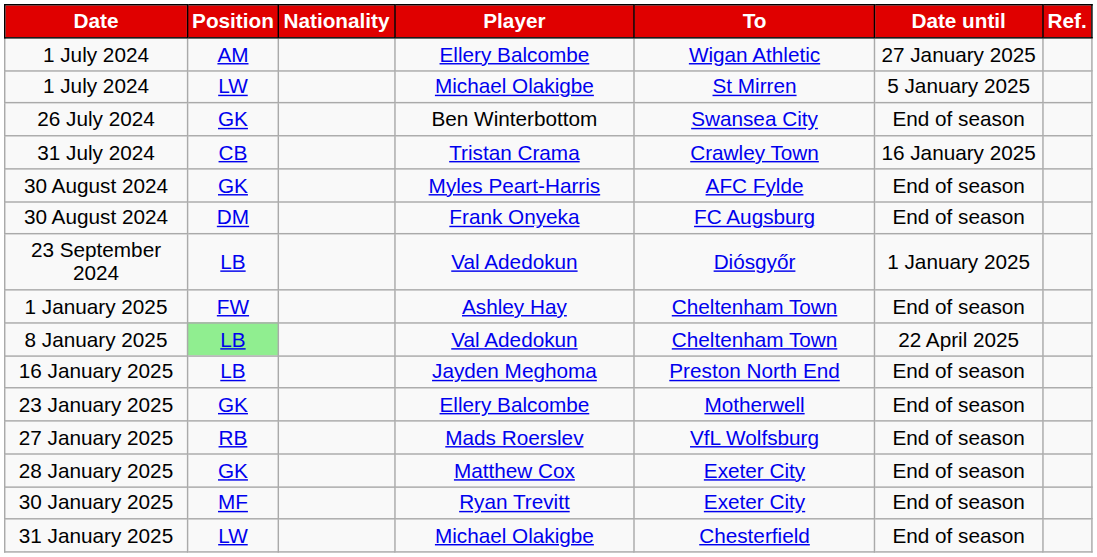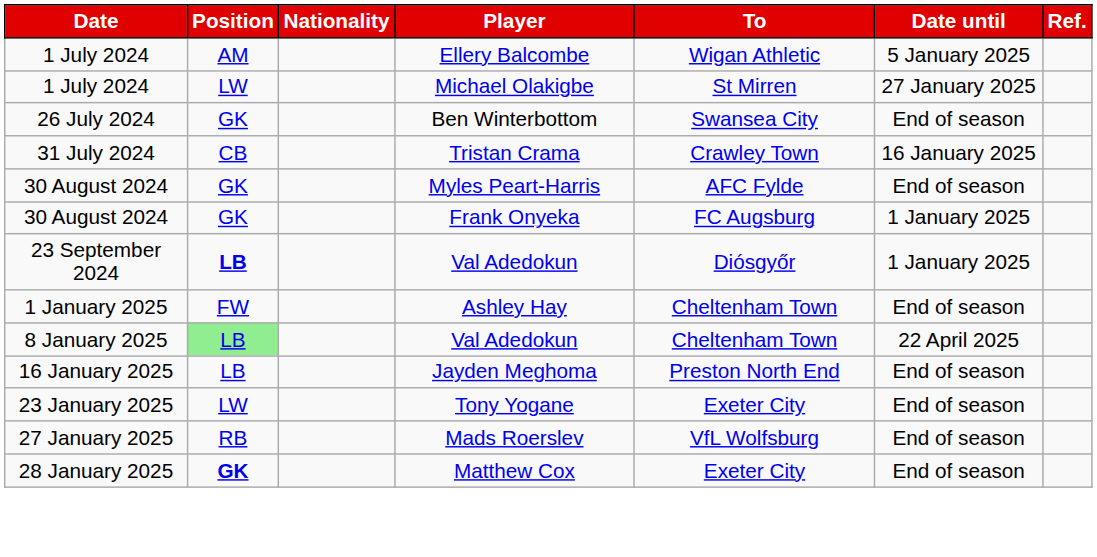(959, 54) 27 January 2025 -> (959, 54) 5 January 2025
(959, 87) 5 January 2025 -> (959, 87) 27 January 2025
(233, 218) DM -> (233, 218) GK
(959, 218) End of season -> (959, 218) 1 January 2025
(233, 262) normal -> (233, 262) bold
- row: (96, 405)
+ row: (96, 405)
(233, 470) normal -> (233, 470) bold
- row: (96, 503)
- row: (96, 536)
